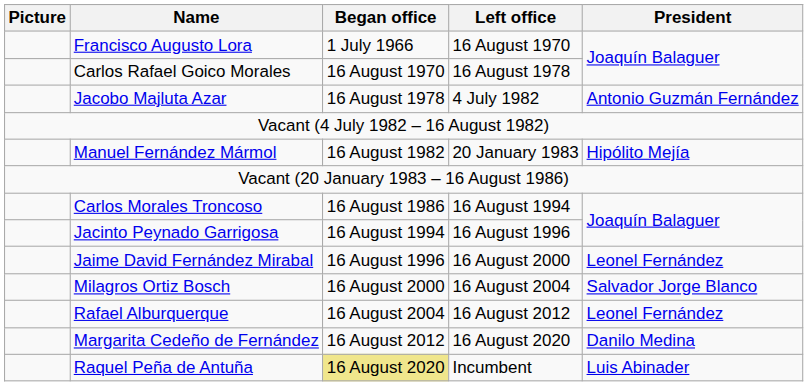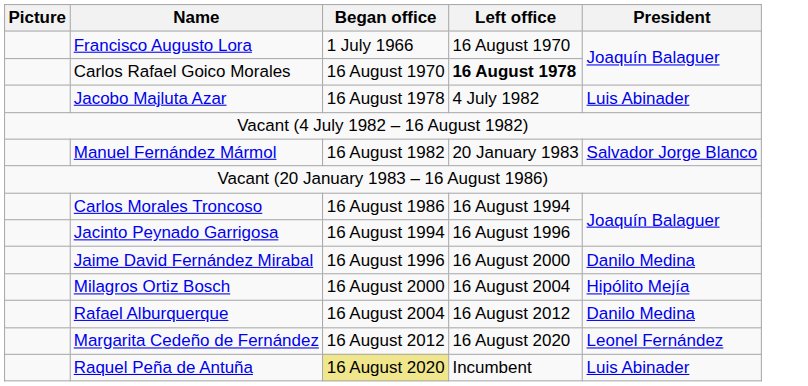(511, 71) normal -> (514, 71) bold
(693, 98) Antonio Guzmán Fernández -> (638, 98) Luis Abinader
(638, 152) Hipólito Mejía -> (672, 152) Salvador Jorge Blanco
(655, 260) Leonel Fernández -> (641, 260) Danilo Medina
(672, 286) Salvador Jorge Blanco -> (638, 286) Hipólito Mejía
(655, 313) Leonel Fernández -> (641, 313) Danilo Medina
(641, 340) Danilo Medina -> (655, 340) Leonel Fernández
